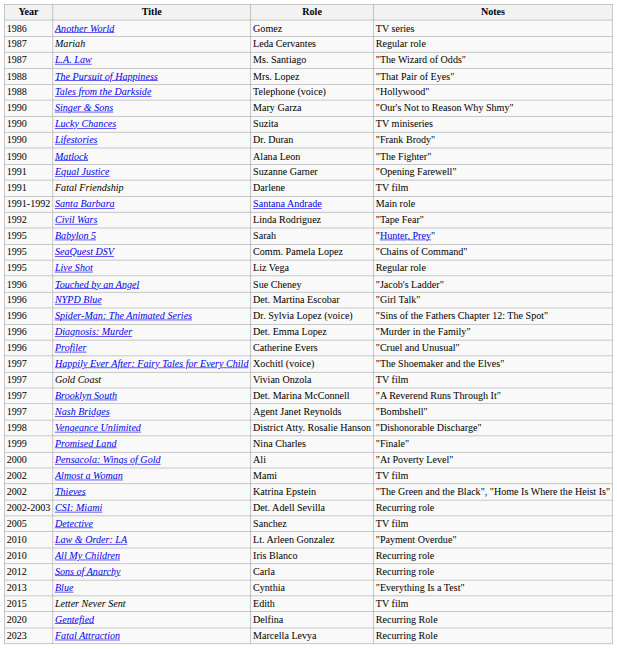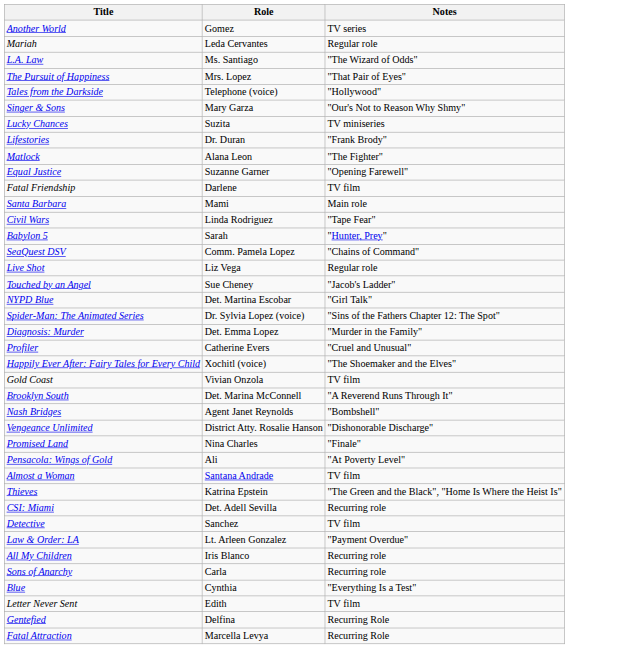- column: (28, 12)
(287, 204) Santana Andrade -> (217, 204) Mami
(265, 476) Mami -> (239, 476) Santana Andrade
